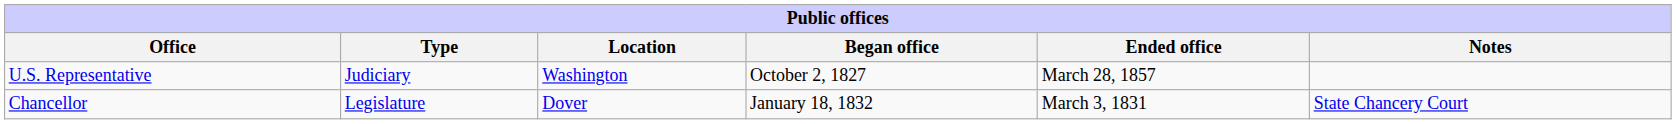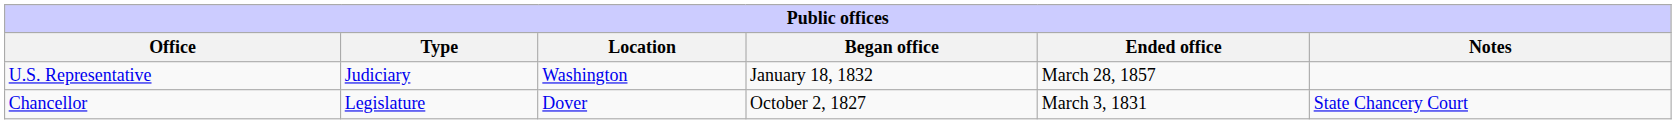(808, 75) October 2, 1827 -> (812, 75) January 18, 1832
(812, 103) January 18, 1832 -> (808, 103) October 2, 1827
